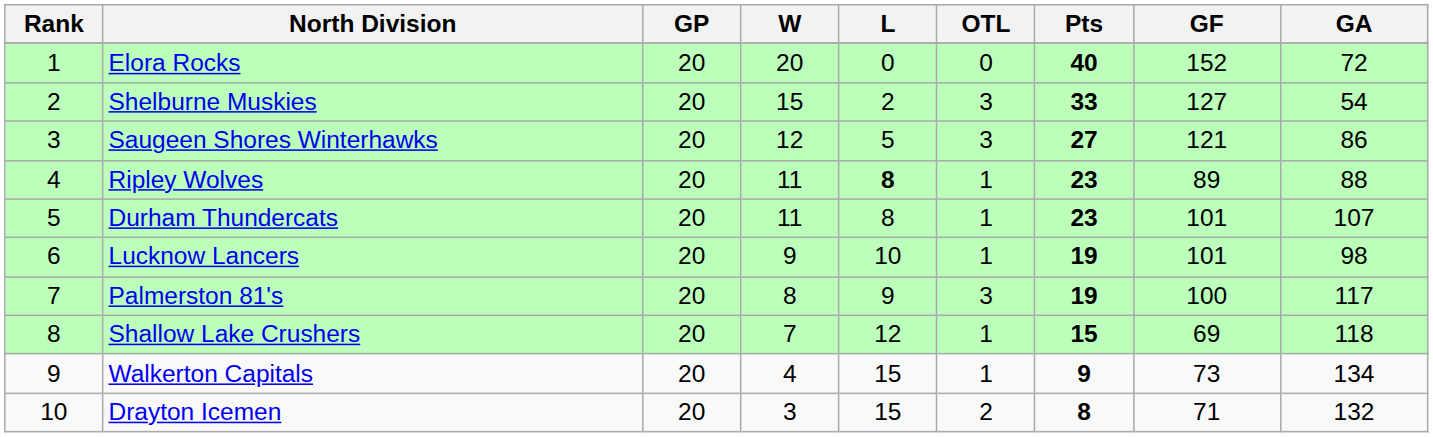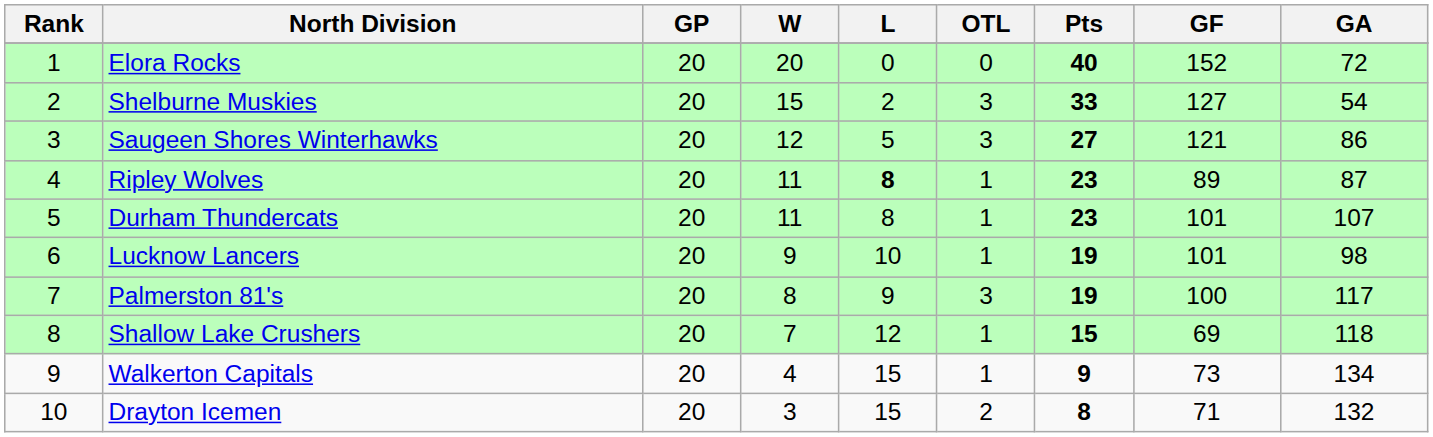(1354, 179) 88 -> (1354, 179) 87
